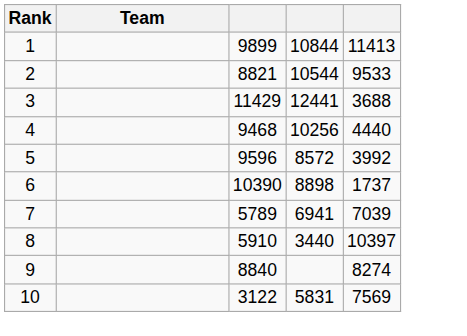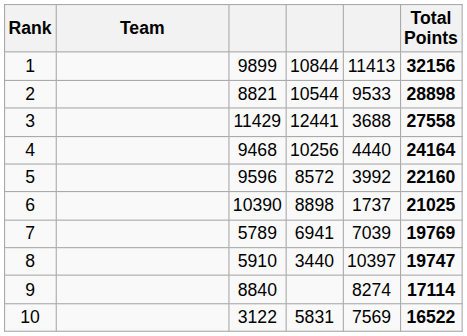+ column: (431, 28)
